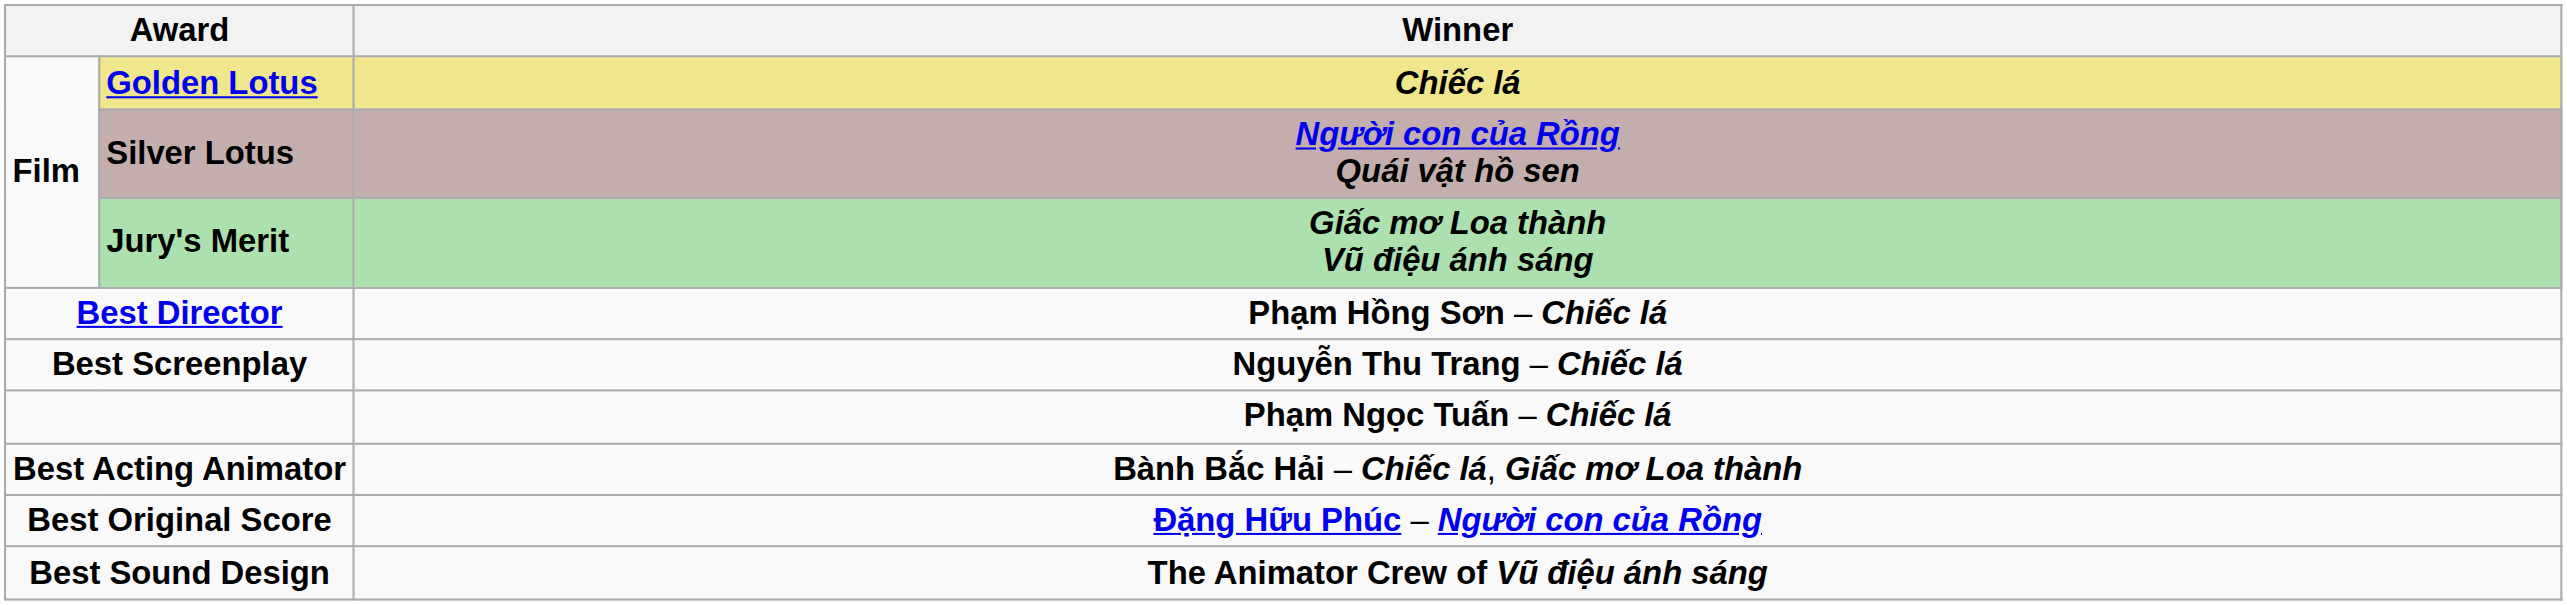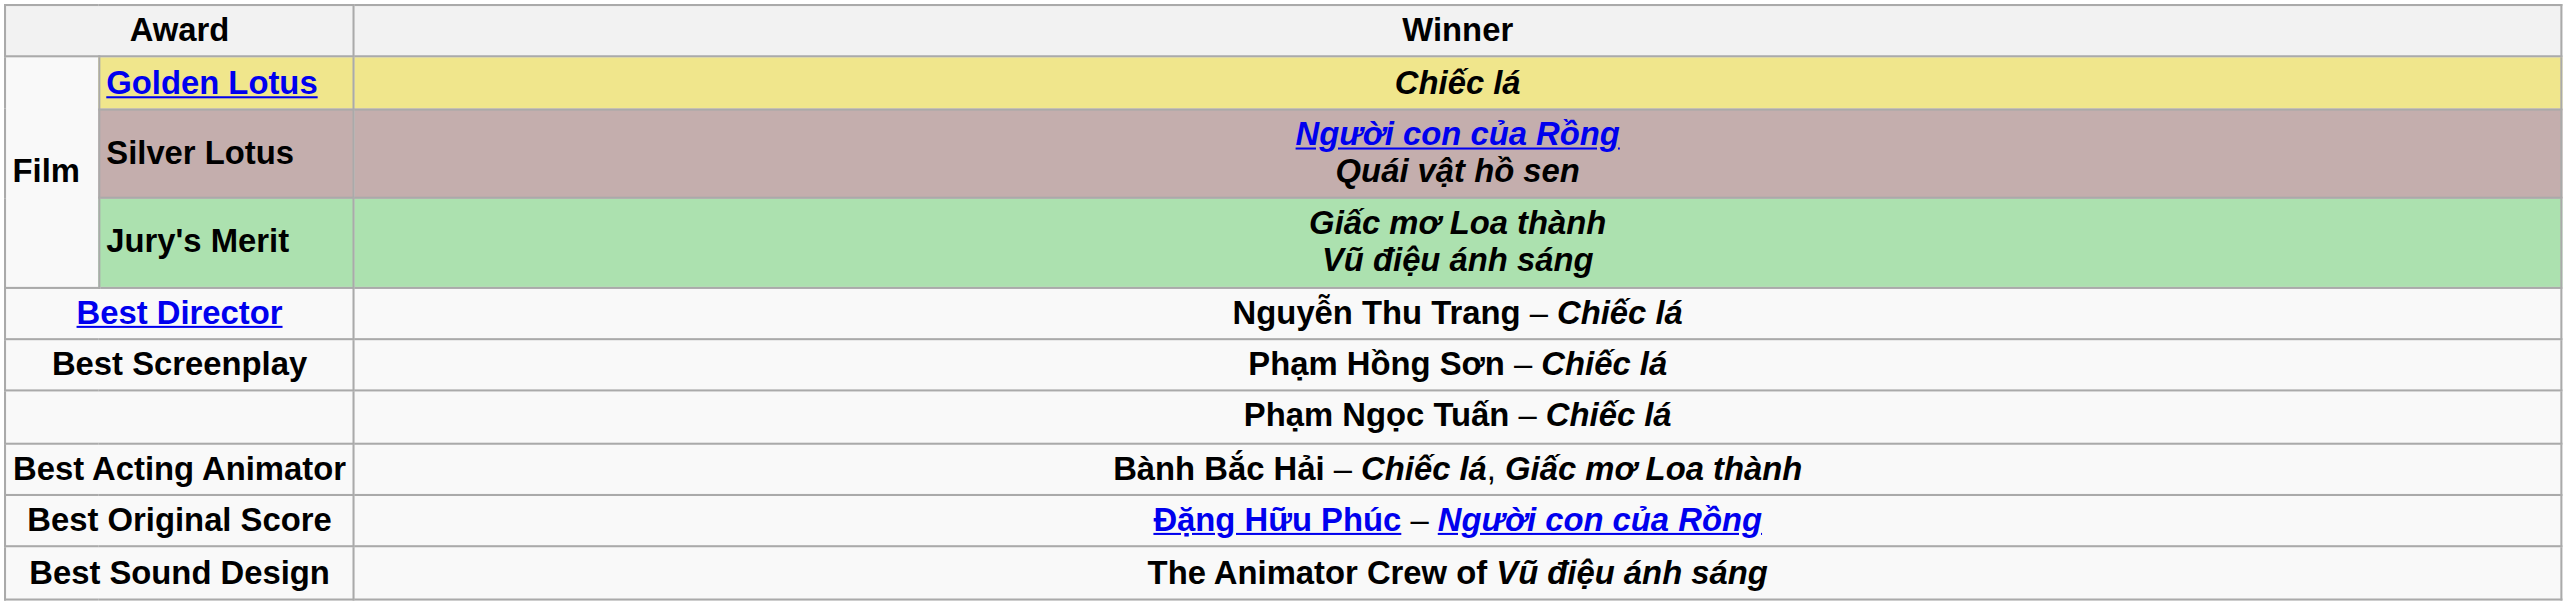(1458, 312) Phạm Hồng Sơn – Chiếc lá -> (1458, 312) Nguyễn Thu Trang – Chiếc lá
(1458, 364) Nguyễn Thu Trang – Chiếc lá -> (1458, 364) Phạm Hồng Sơn – Chiếc lá
